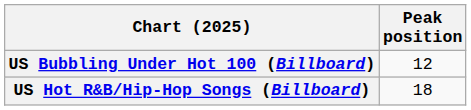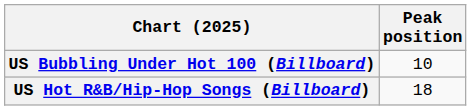(423, 64) 12 -> (423, 64) 10
